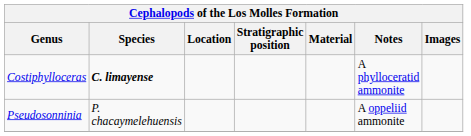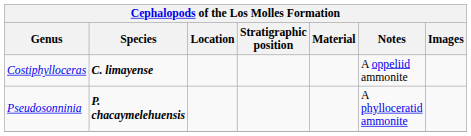(389, 77) A phylloceratid ammonite -> (385, 70) A oppeliid ammonite
(137, 115) normal -> (138, 108) bold
(382, 115) A oppeliid ammonite -> (392, 108) A phylloceratid ammonite
